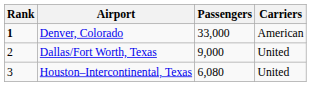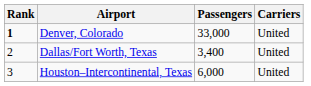(281, 33) American -> (273, 33) United
(211, 52) 9,000 -> (211, 52) 3,400
(211, 72) 6,080 -> (211, 72) 6,000
